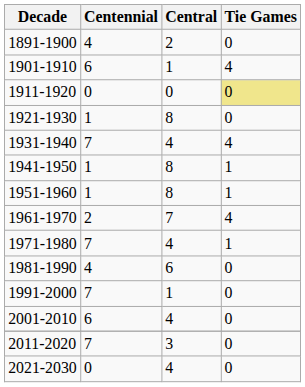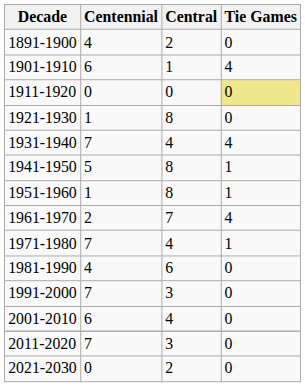(88, 167) 1 -> (88, 167) 5
(169, 293) 1 -> (169, 293) 3
(169, 368) 4 -> (169, 368) 2
